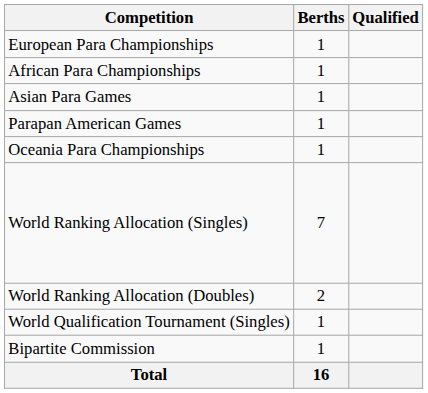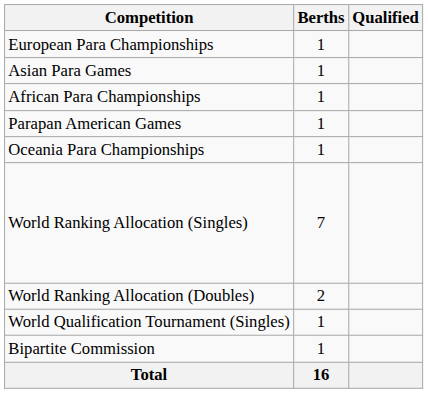rows swapped: (104, 70) <-> (70, 96)
